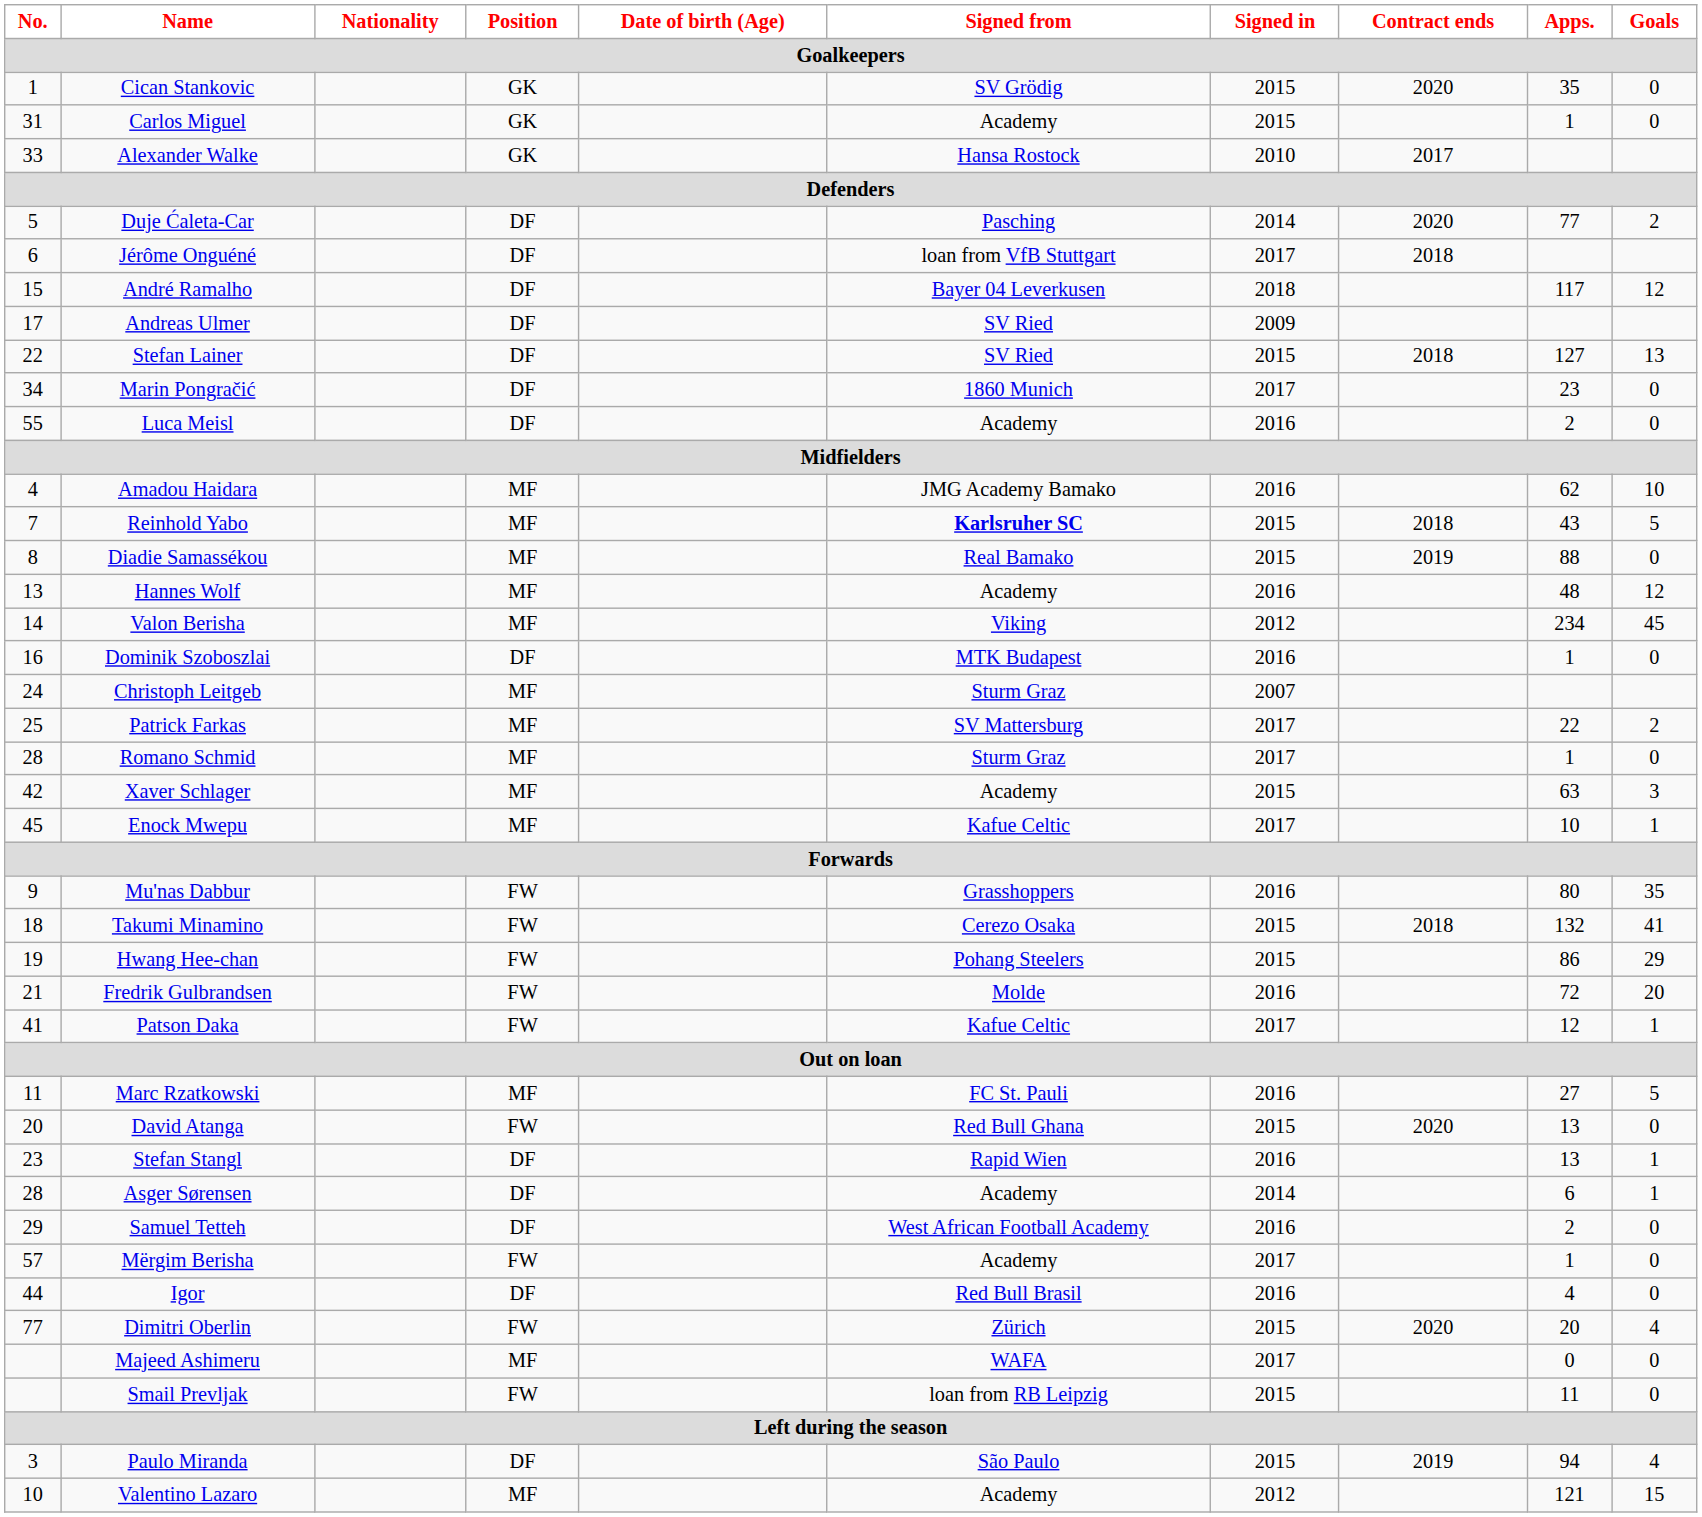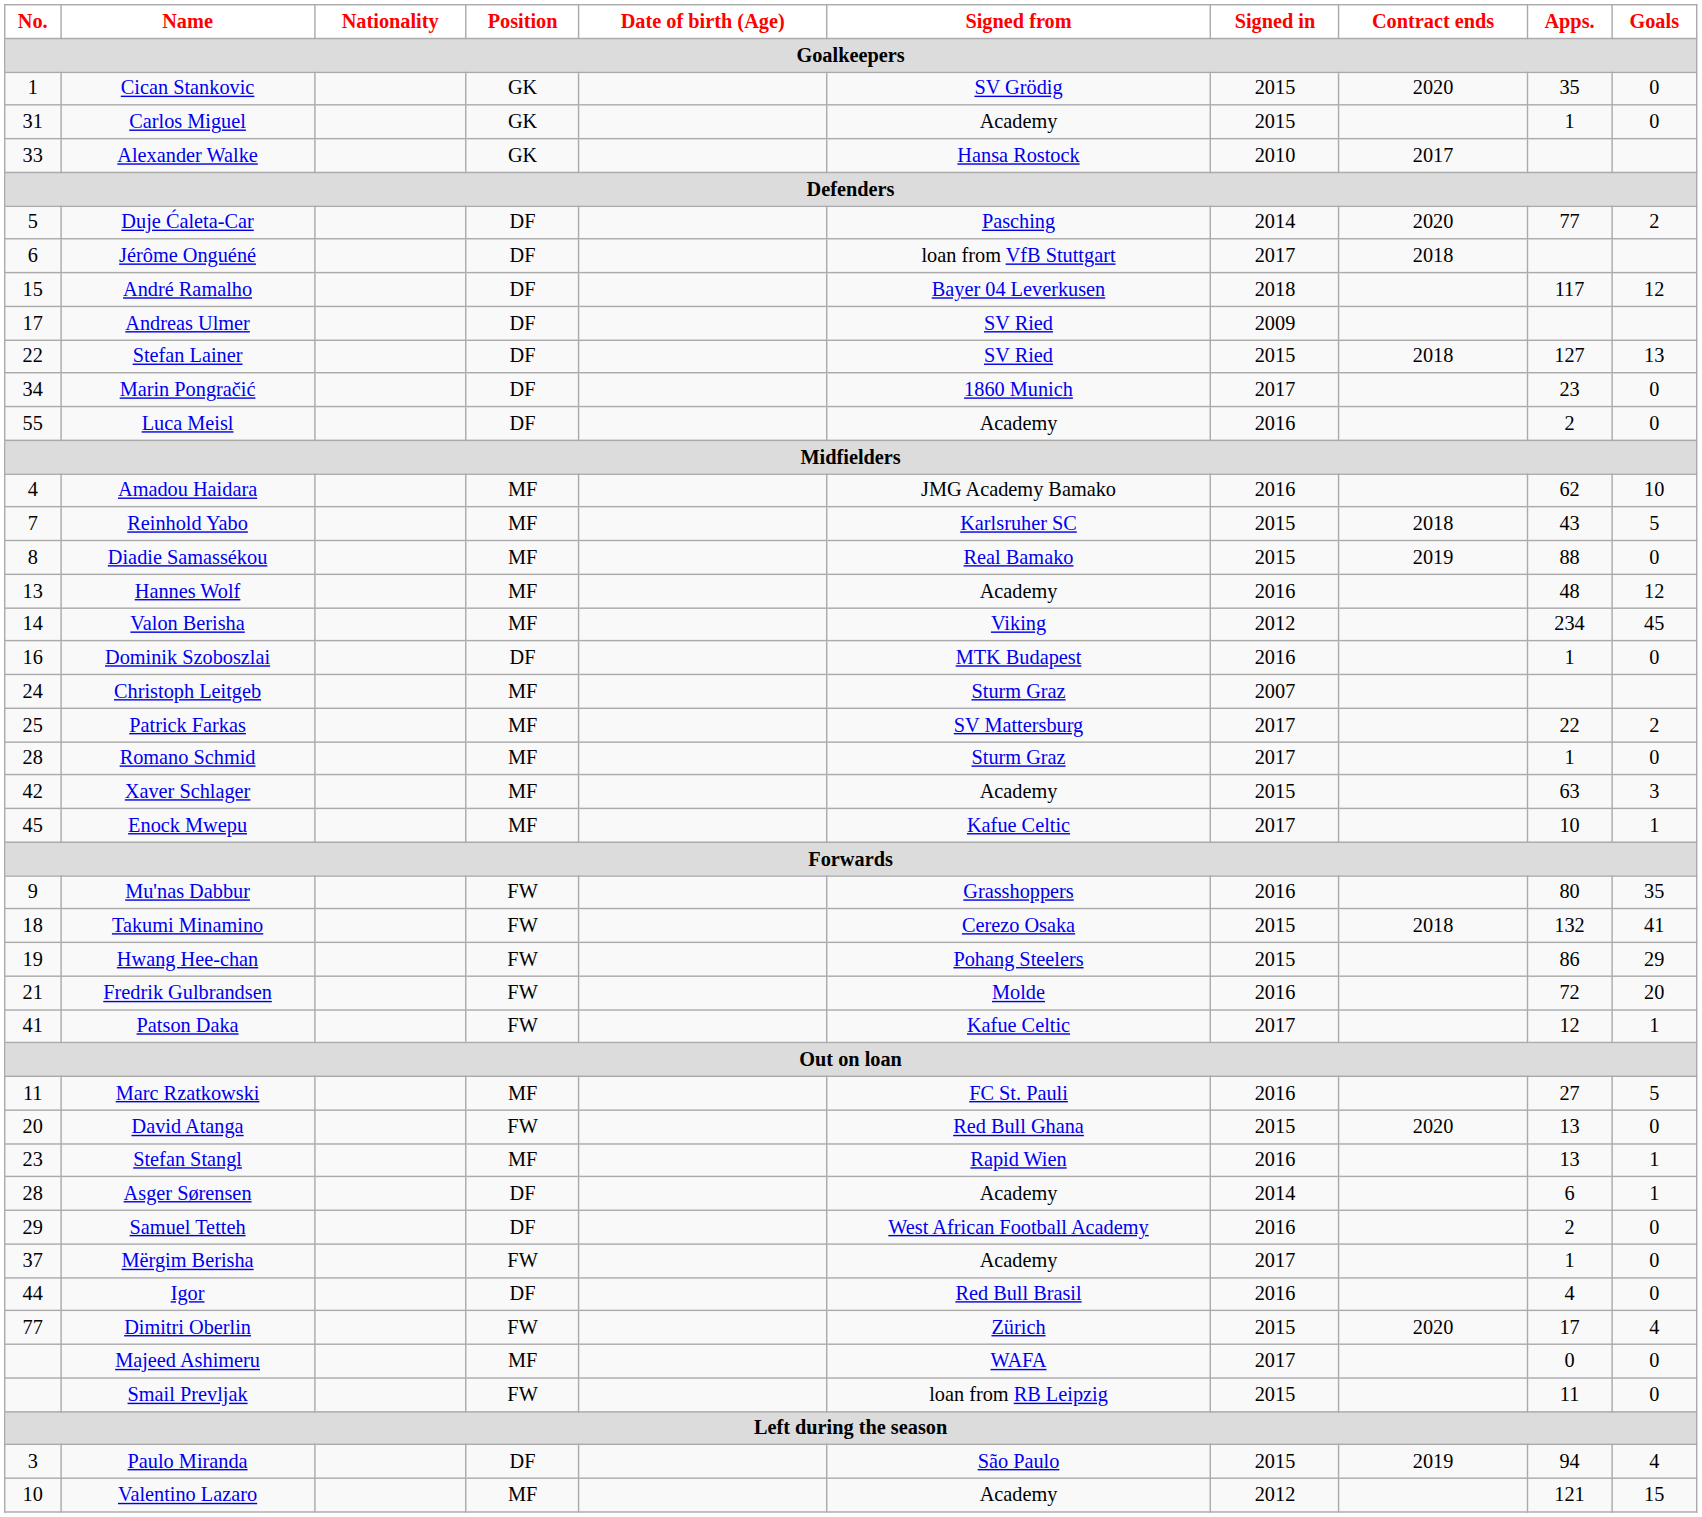(1019, 523) bold -> (1019, 523) normal
(523, 1160) DF -> (523, 1160) MF
(33, 1260) 57 -> (33, 1260) 37
(1570, 1327) 20 -> (1570, 1327) 17
